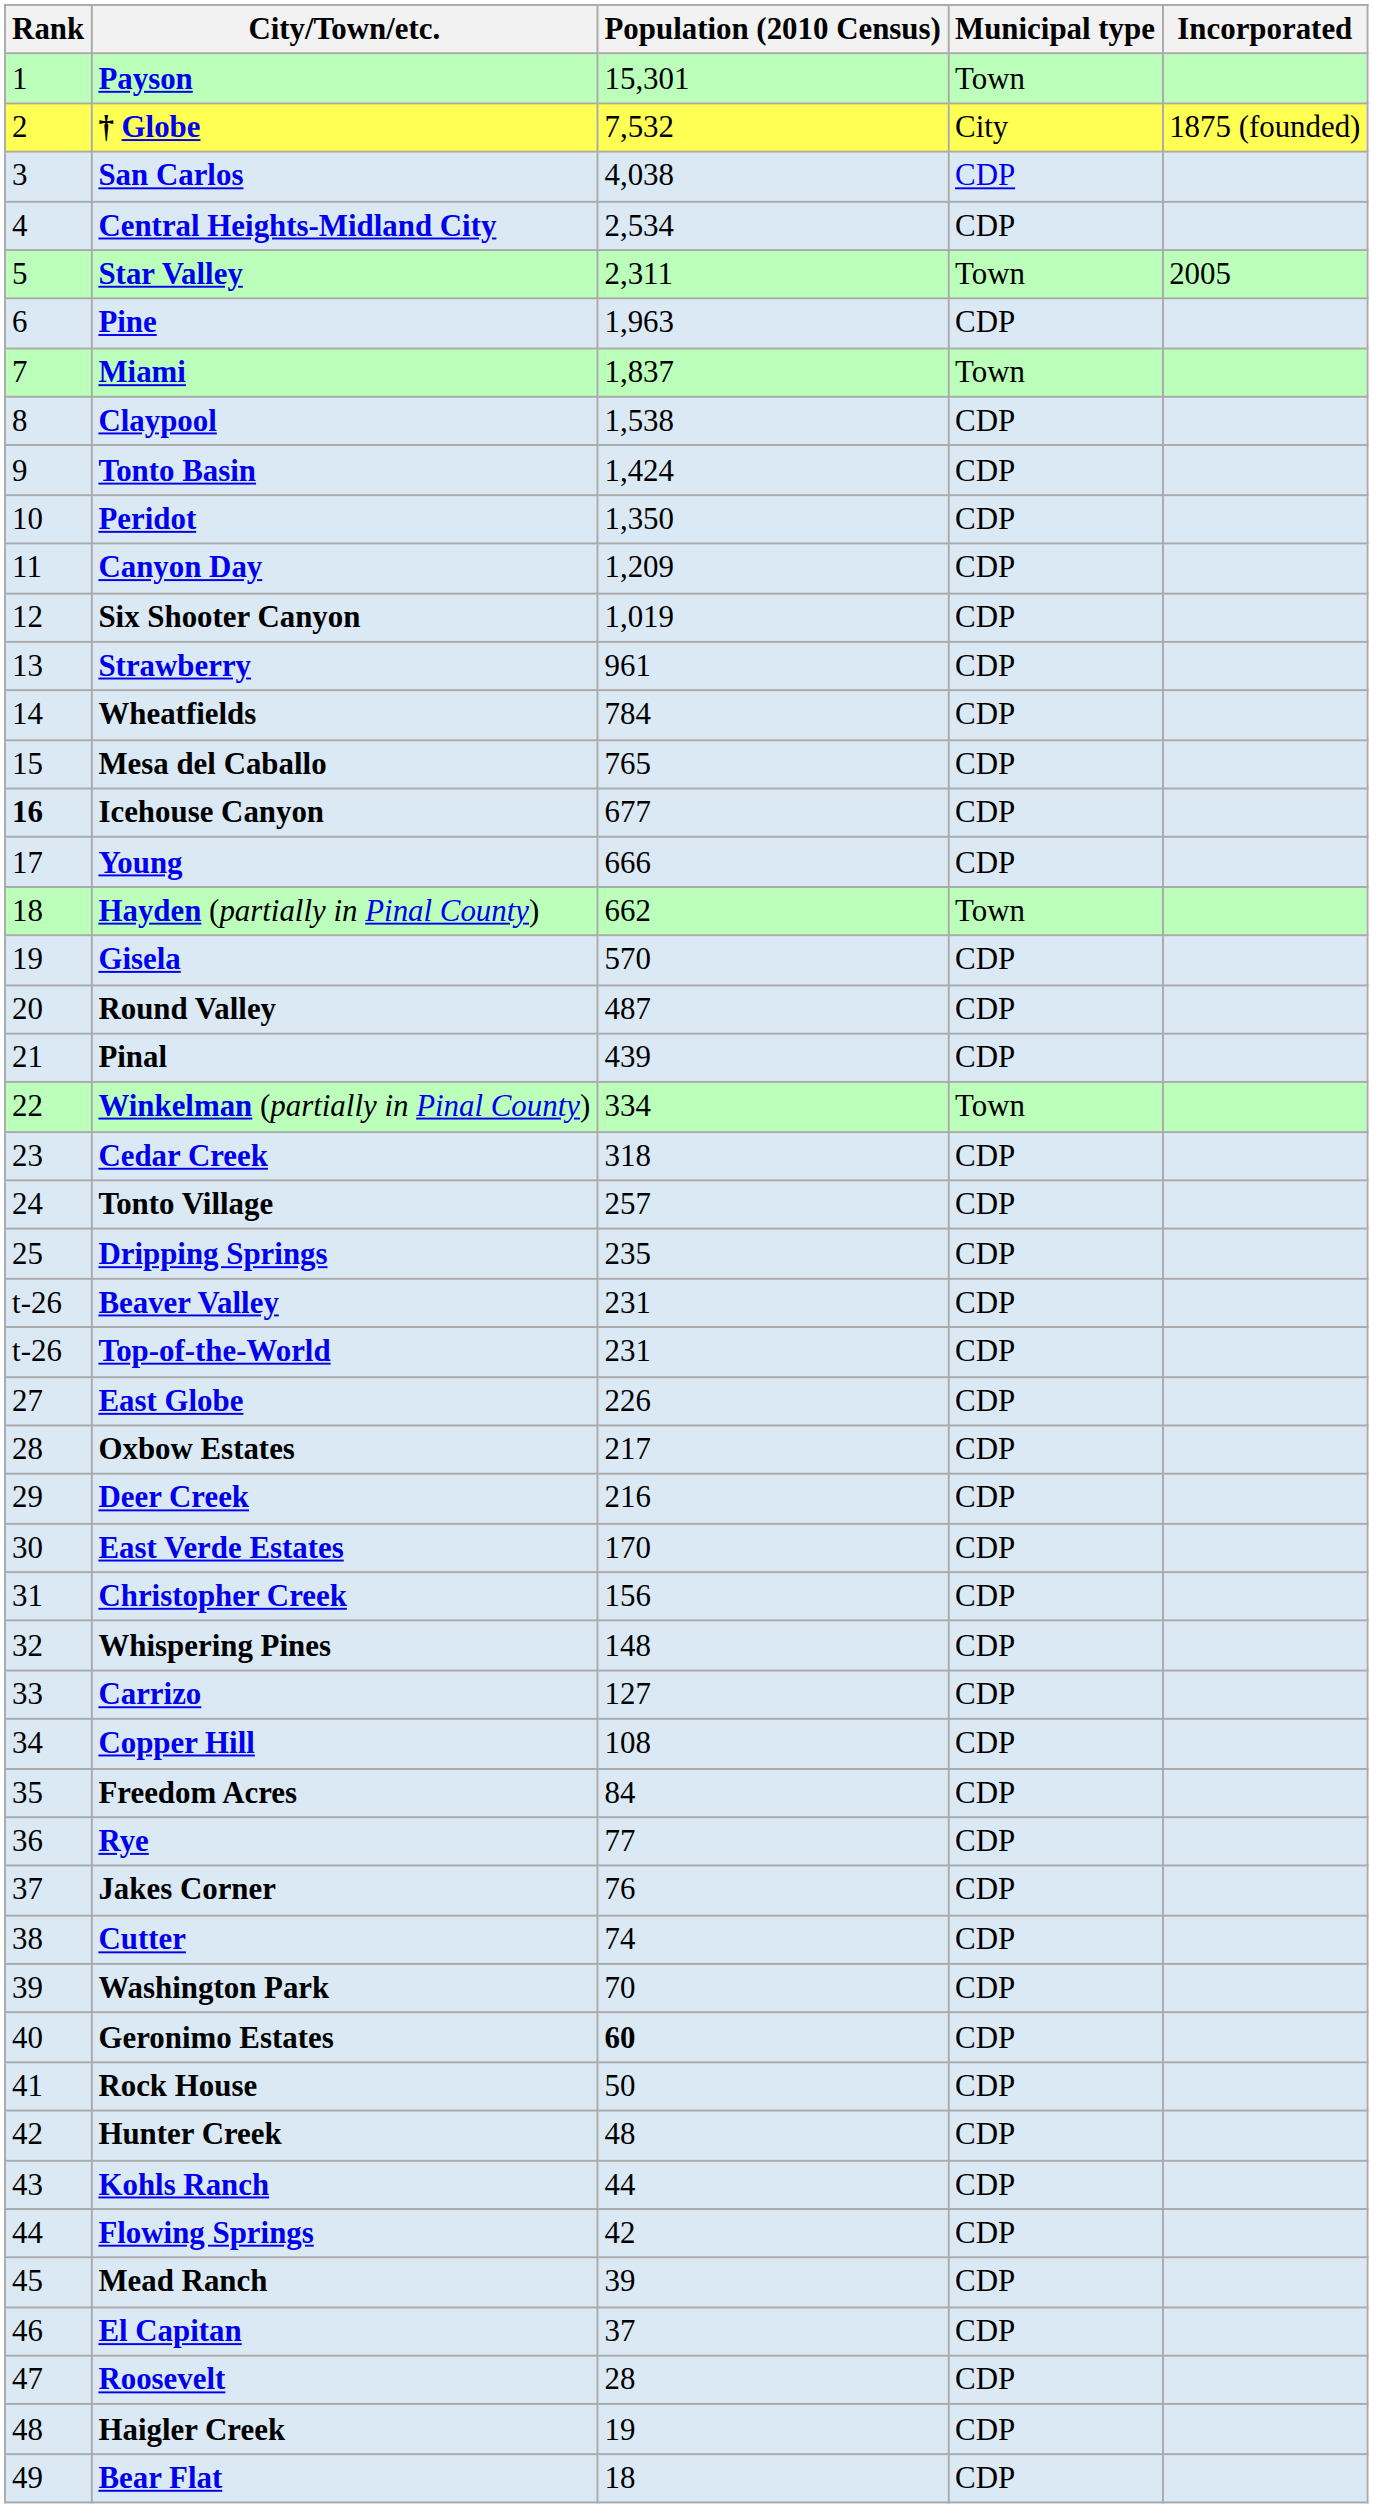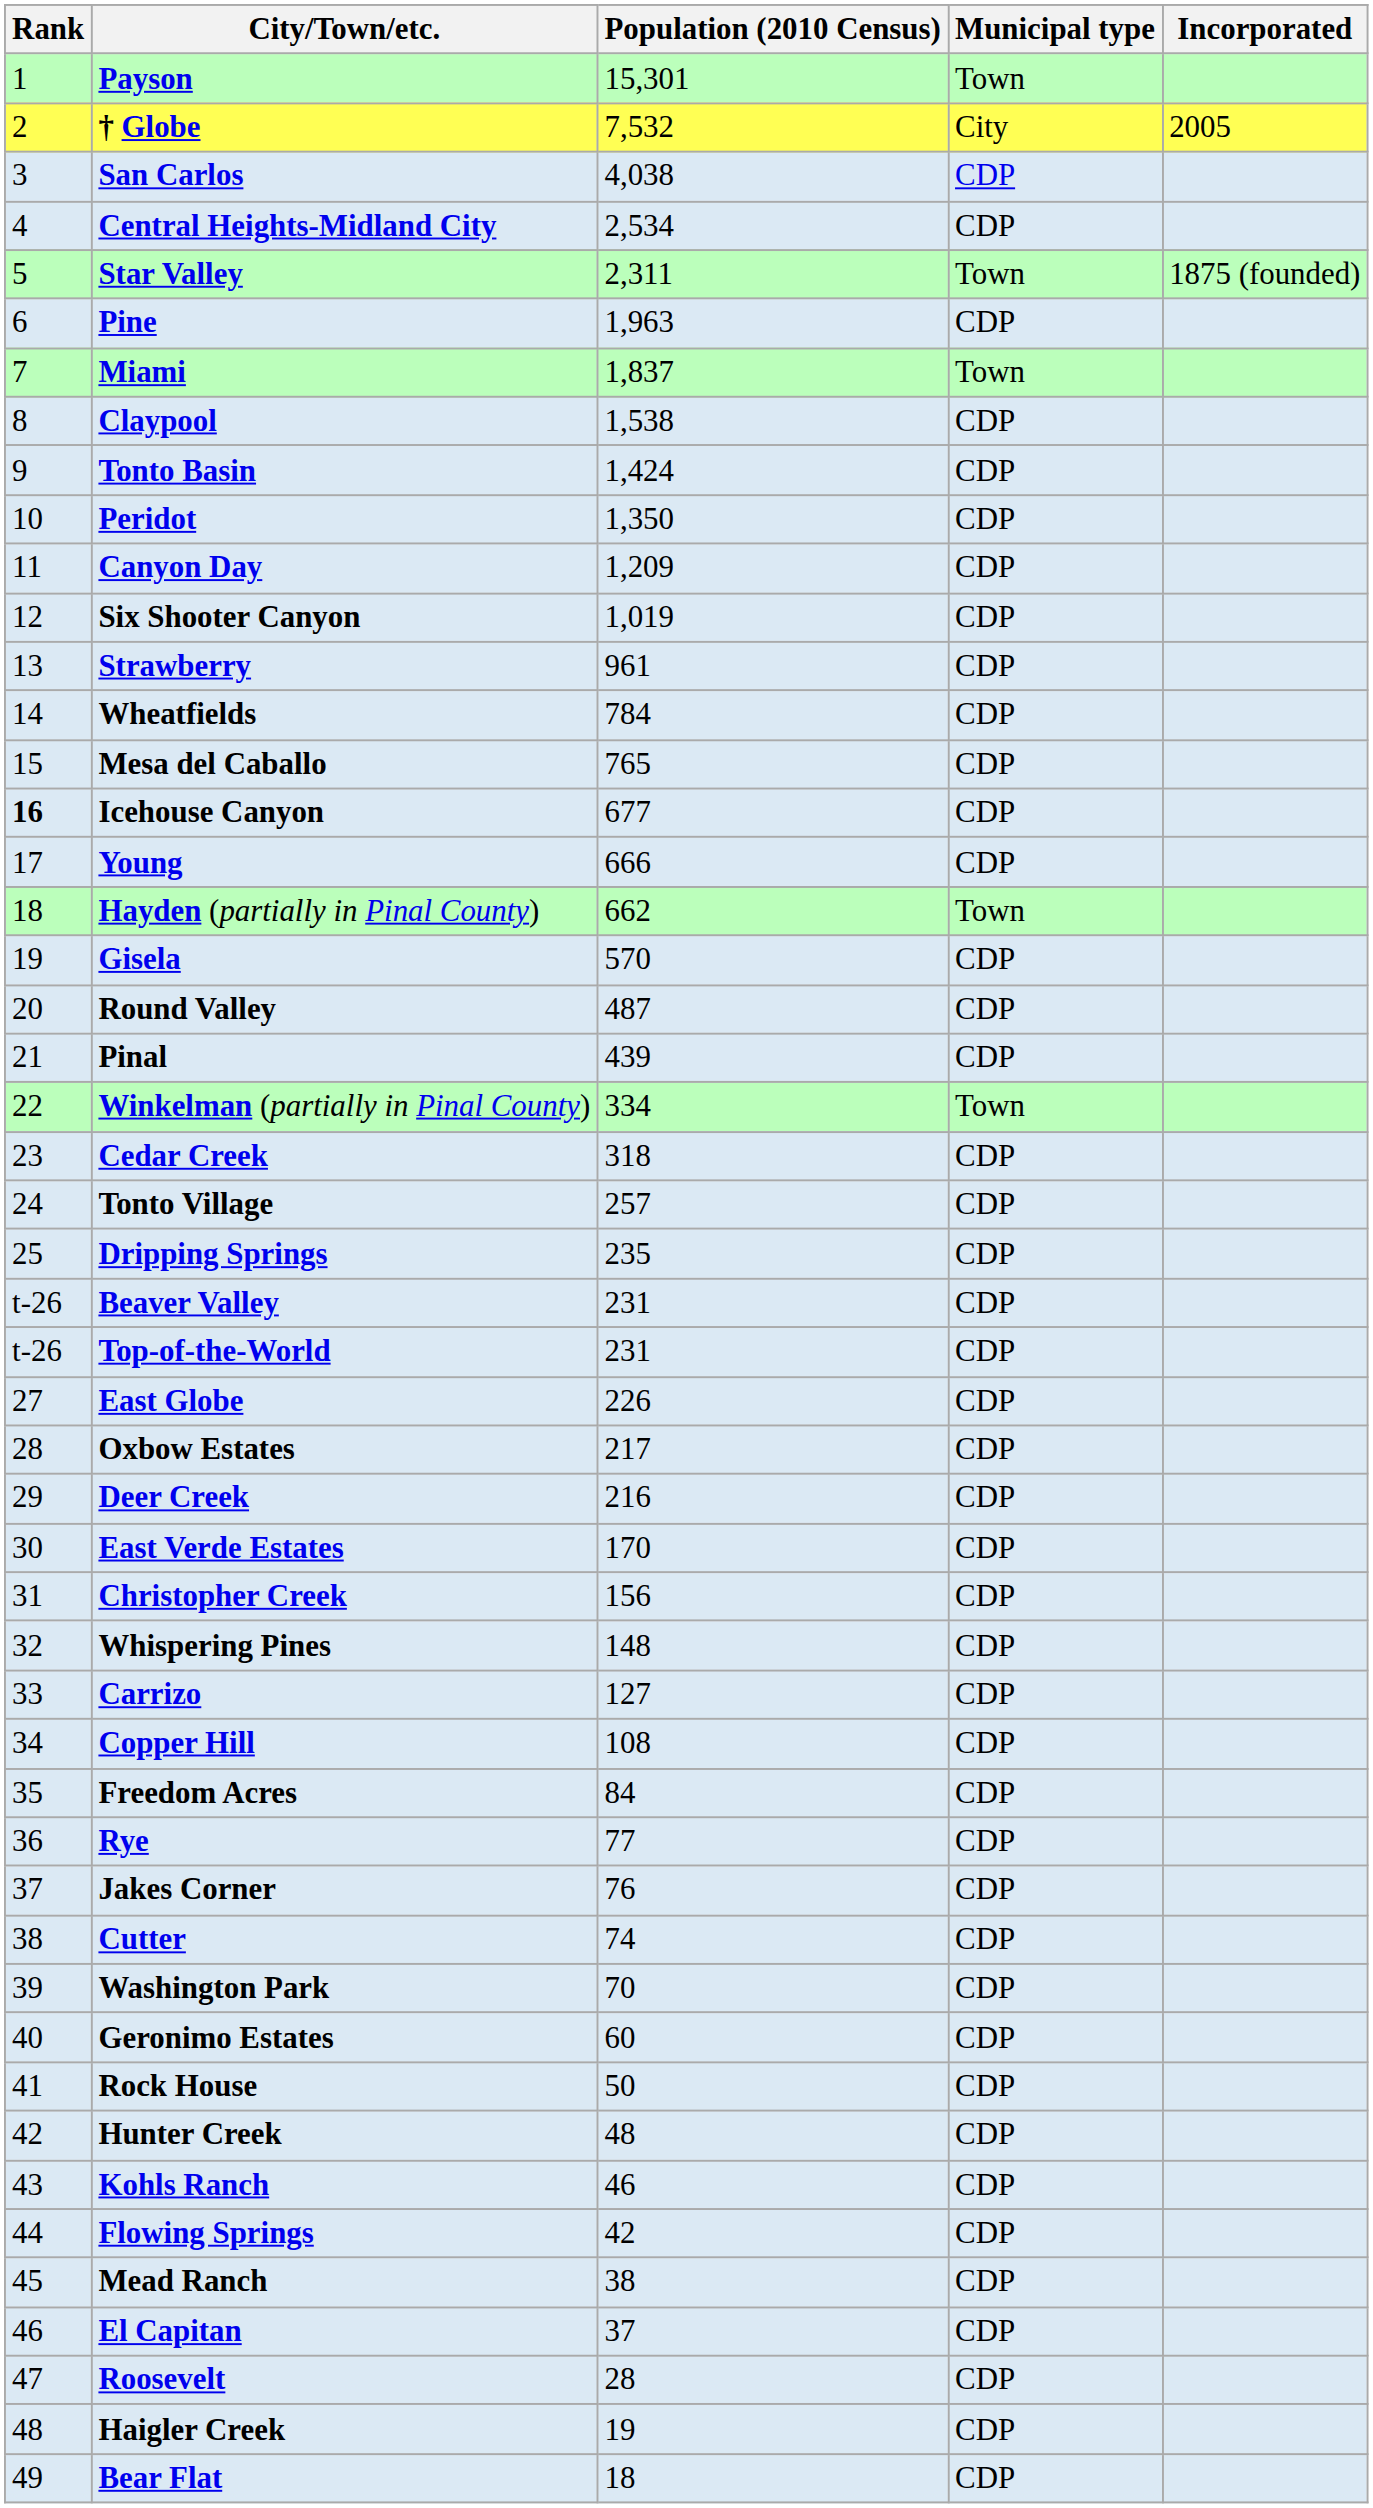(1265, 126) 1875 (founded) -> (1200, 126) 2005
(1200, 273) 2005 -> (1265, 273) 1875 (founded)
(620, 2036) bold -> (620, 2036) normal
(620, 2183) 44 -> (620, 2183) 46
(620, 2281) 39 -> (620, 2281) 38
